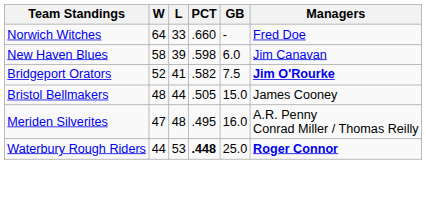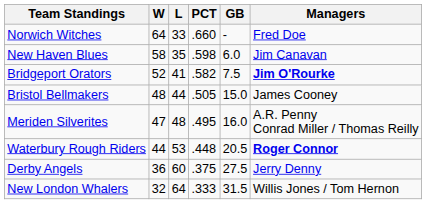(179, 54) 39 -> (179, 54) 35
(204, 149) bold -> (204, 149) normal
(235, 149) 25.0 -> (235, 149) 20.5
+ row: (45, 169)
+ row: (68, 189)
